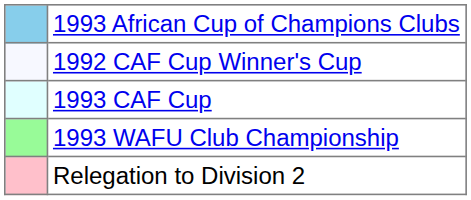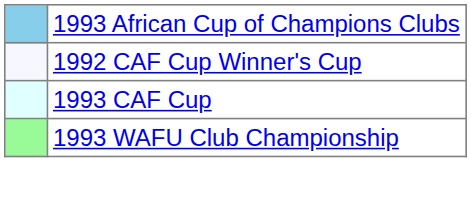- row: (179, 175)
